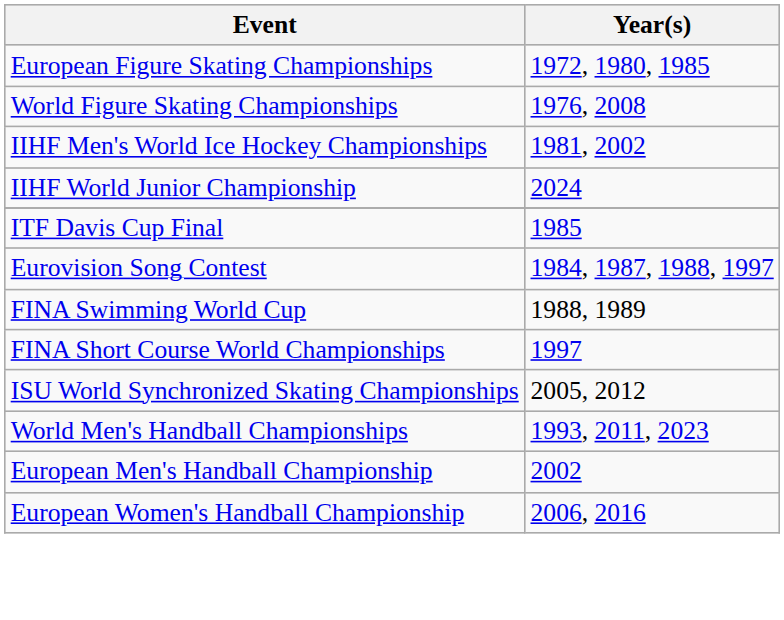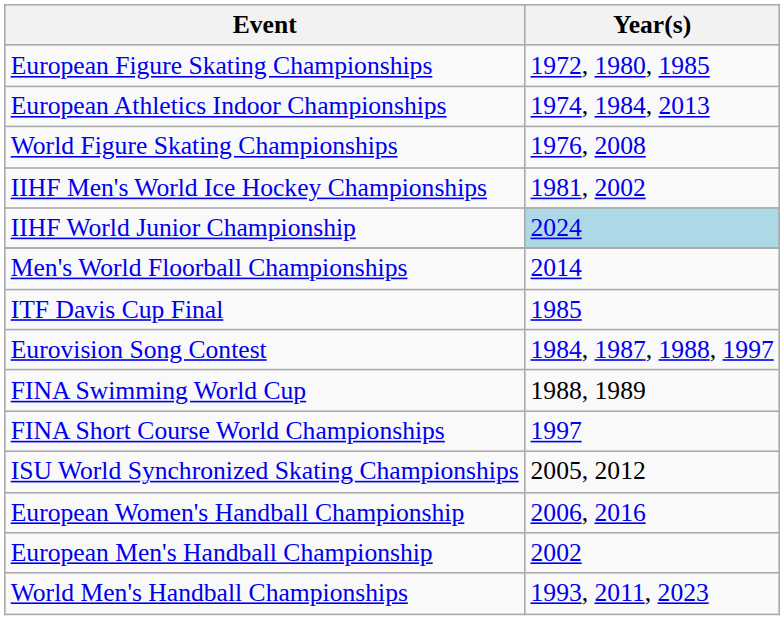+ row: (229, 106)
(556, 187) no background -> (556, 227) lightblue background
+ row: (209, 268)
rows swapped: (237, 512) <-> (209, 430)
